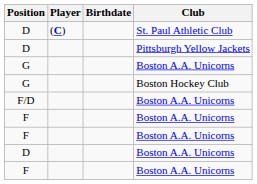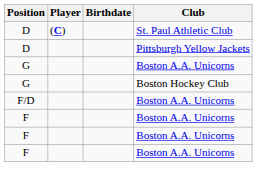- row: (26, 153)
